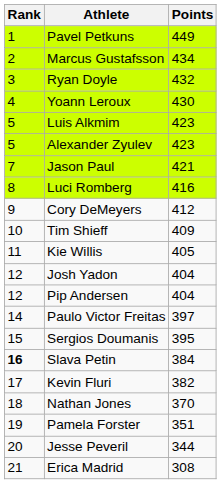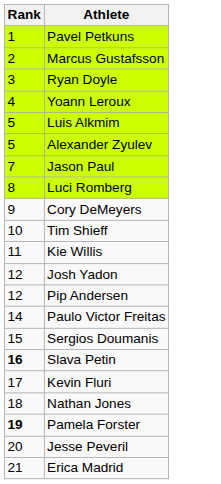- column: (193, 15)
(15, 425) normal -> (15, 425) bold
